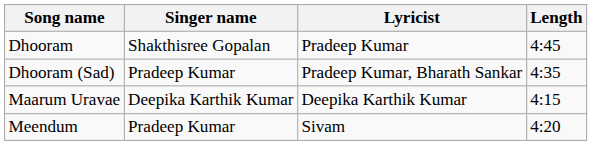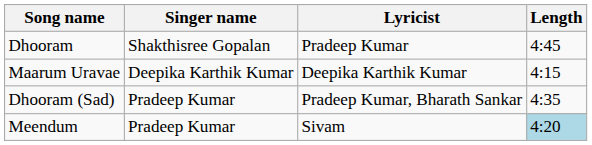rows swapped: (64, 99) <-> (61, 72)
(545, 126) no background -> (545, 126) lightblue background
